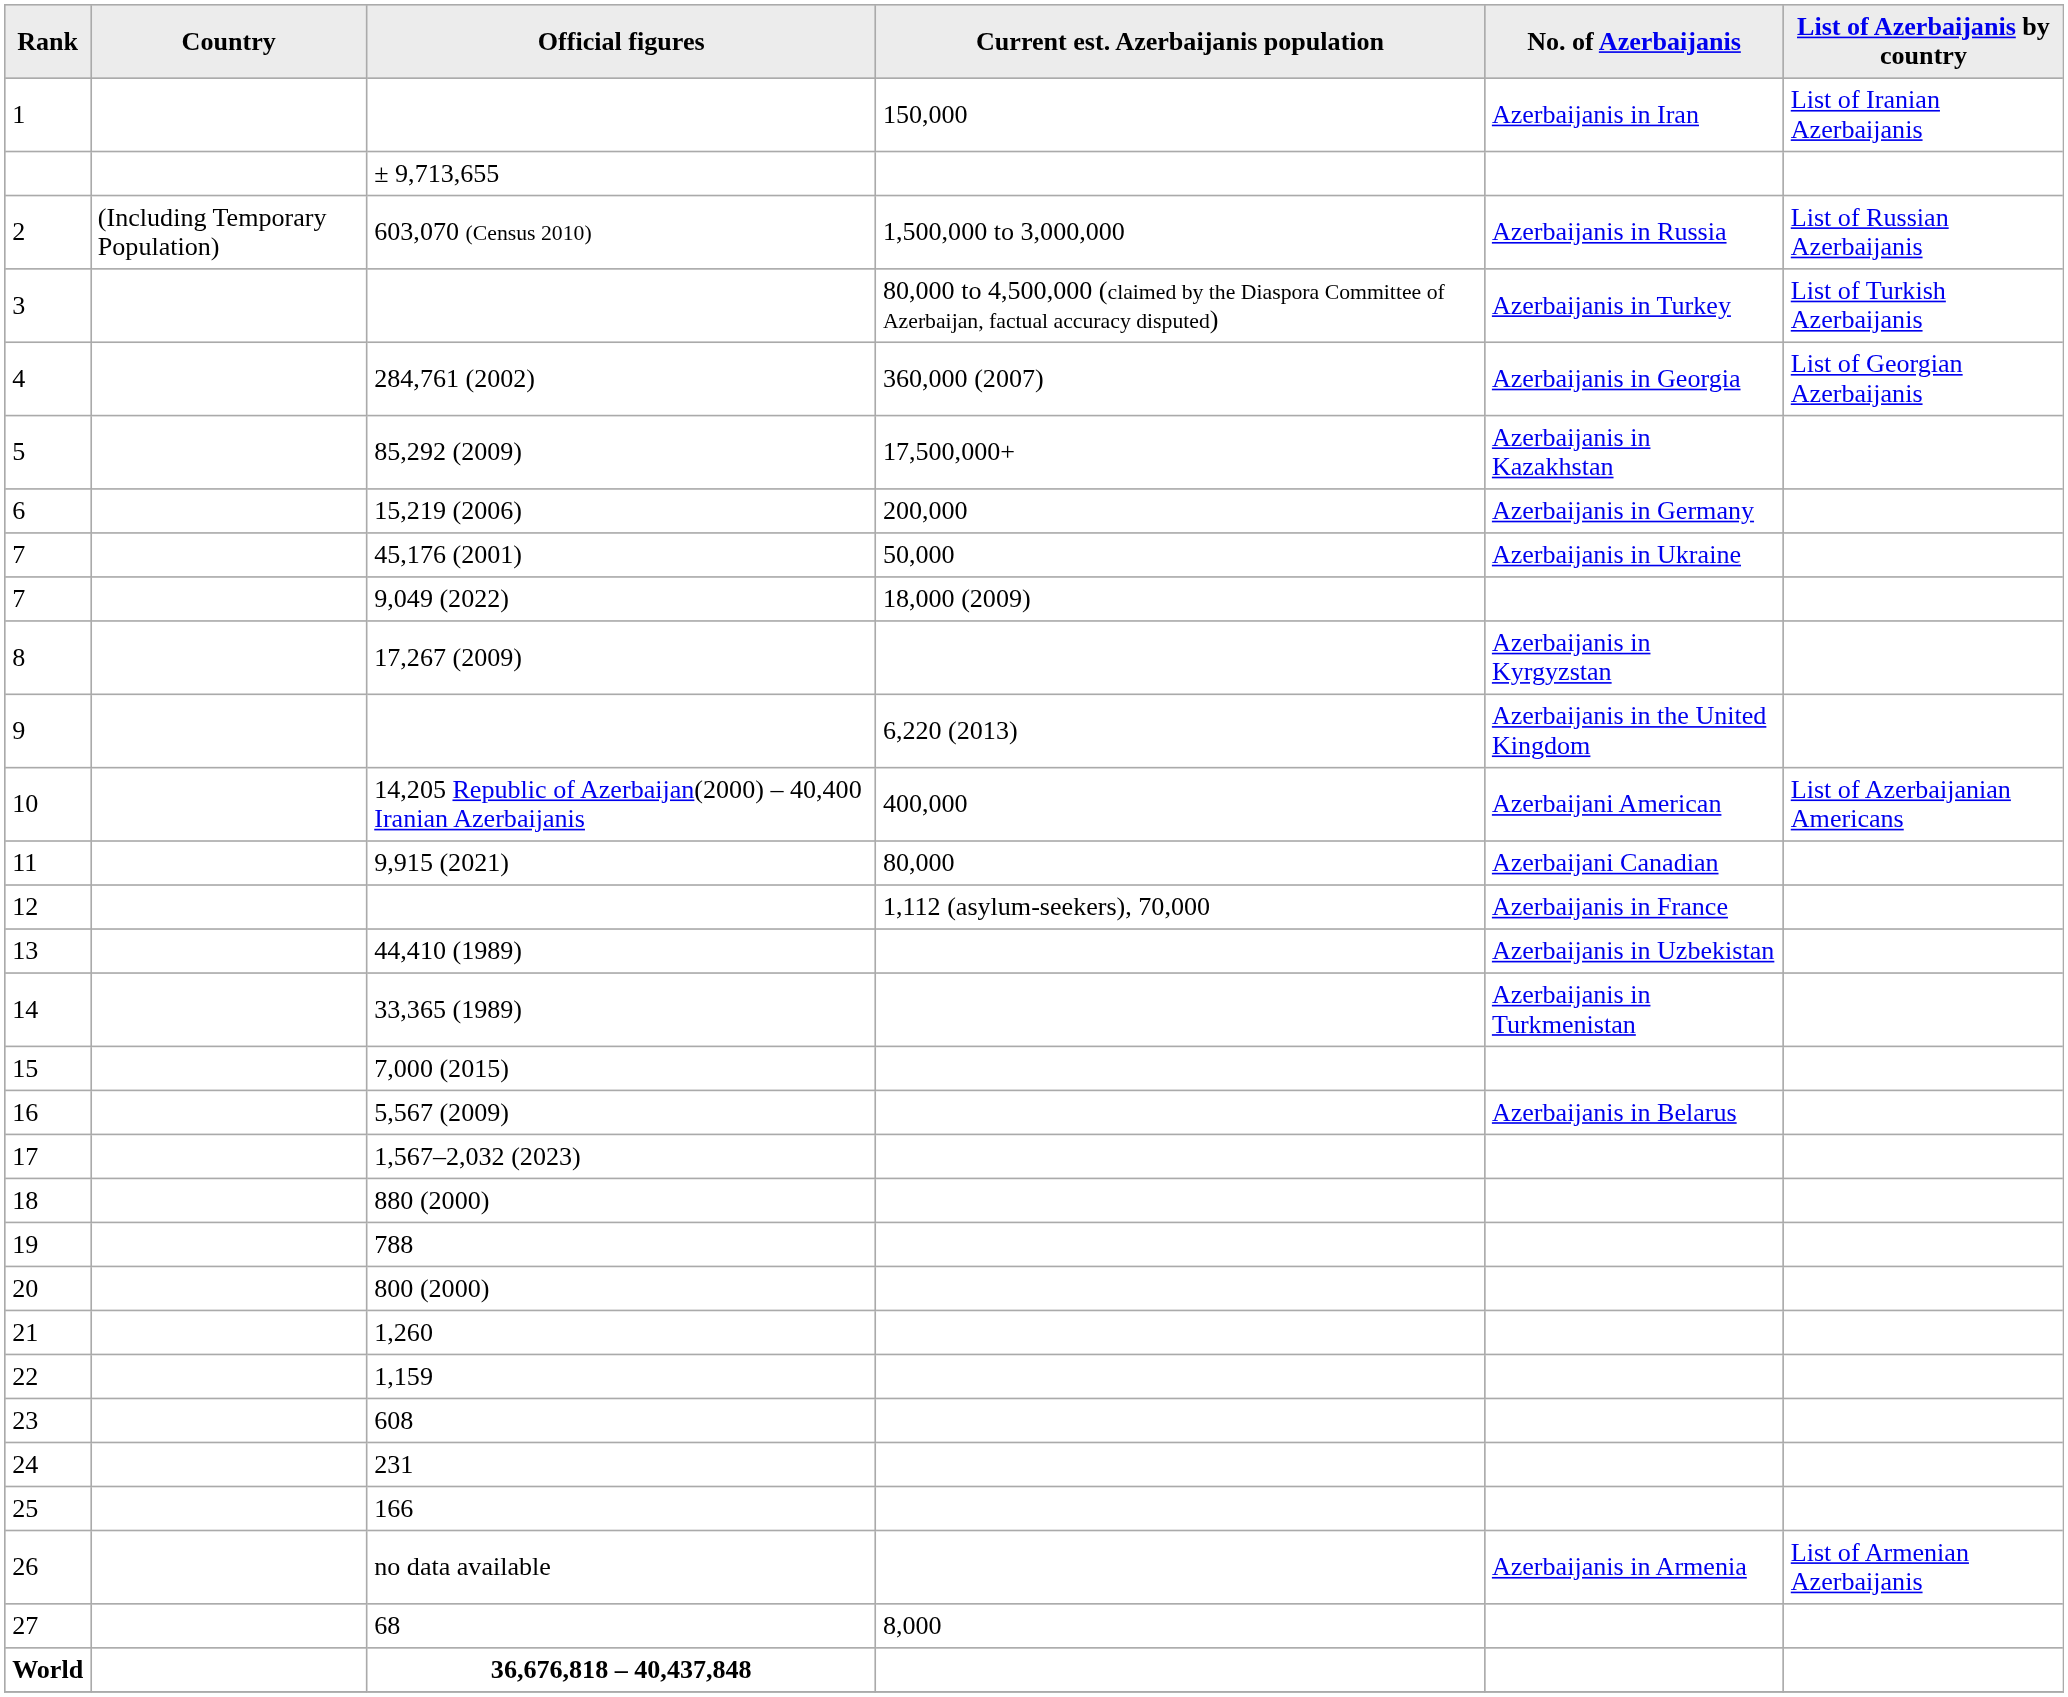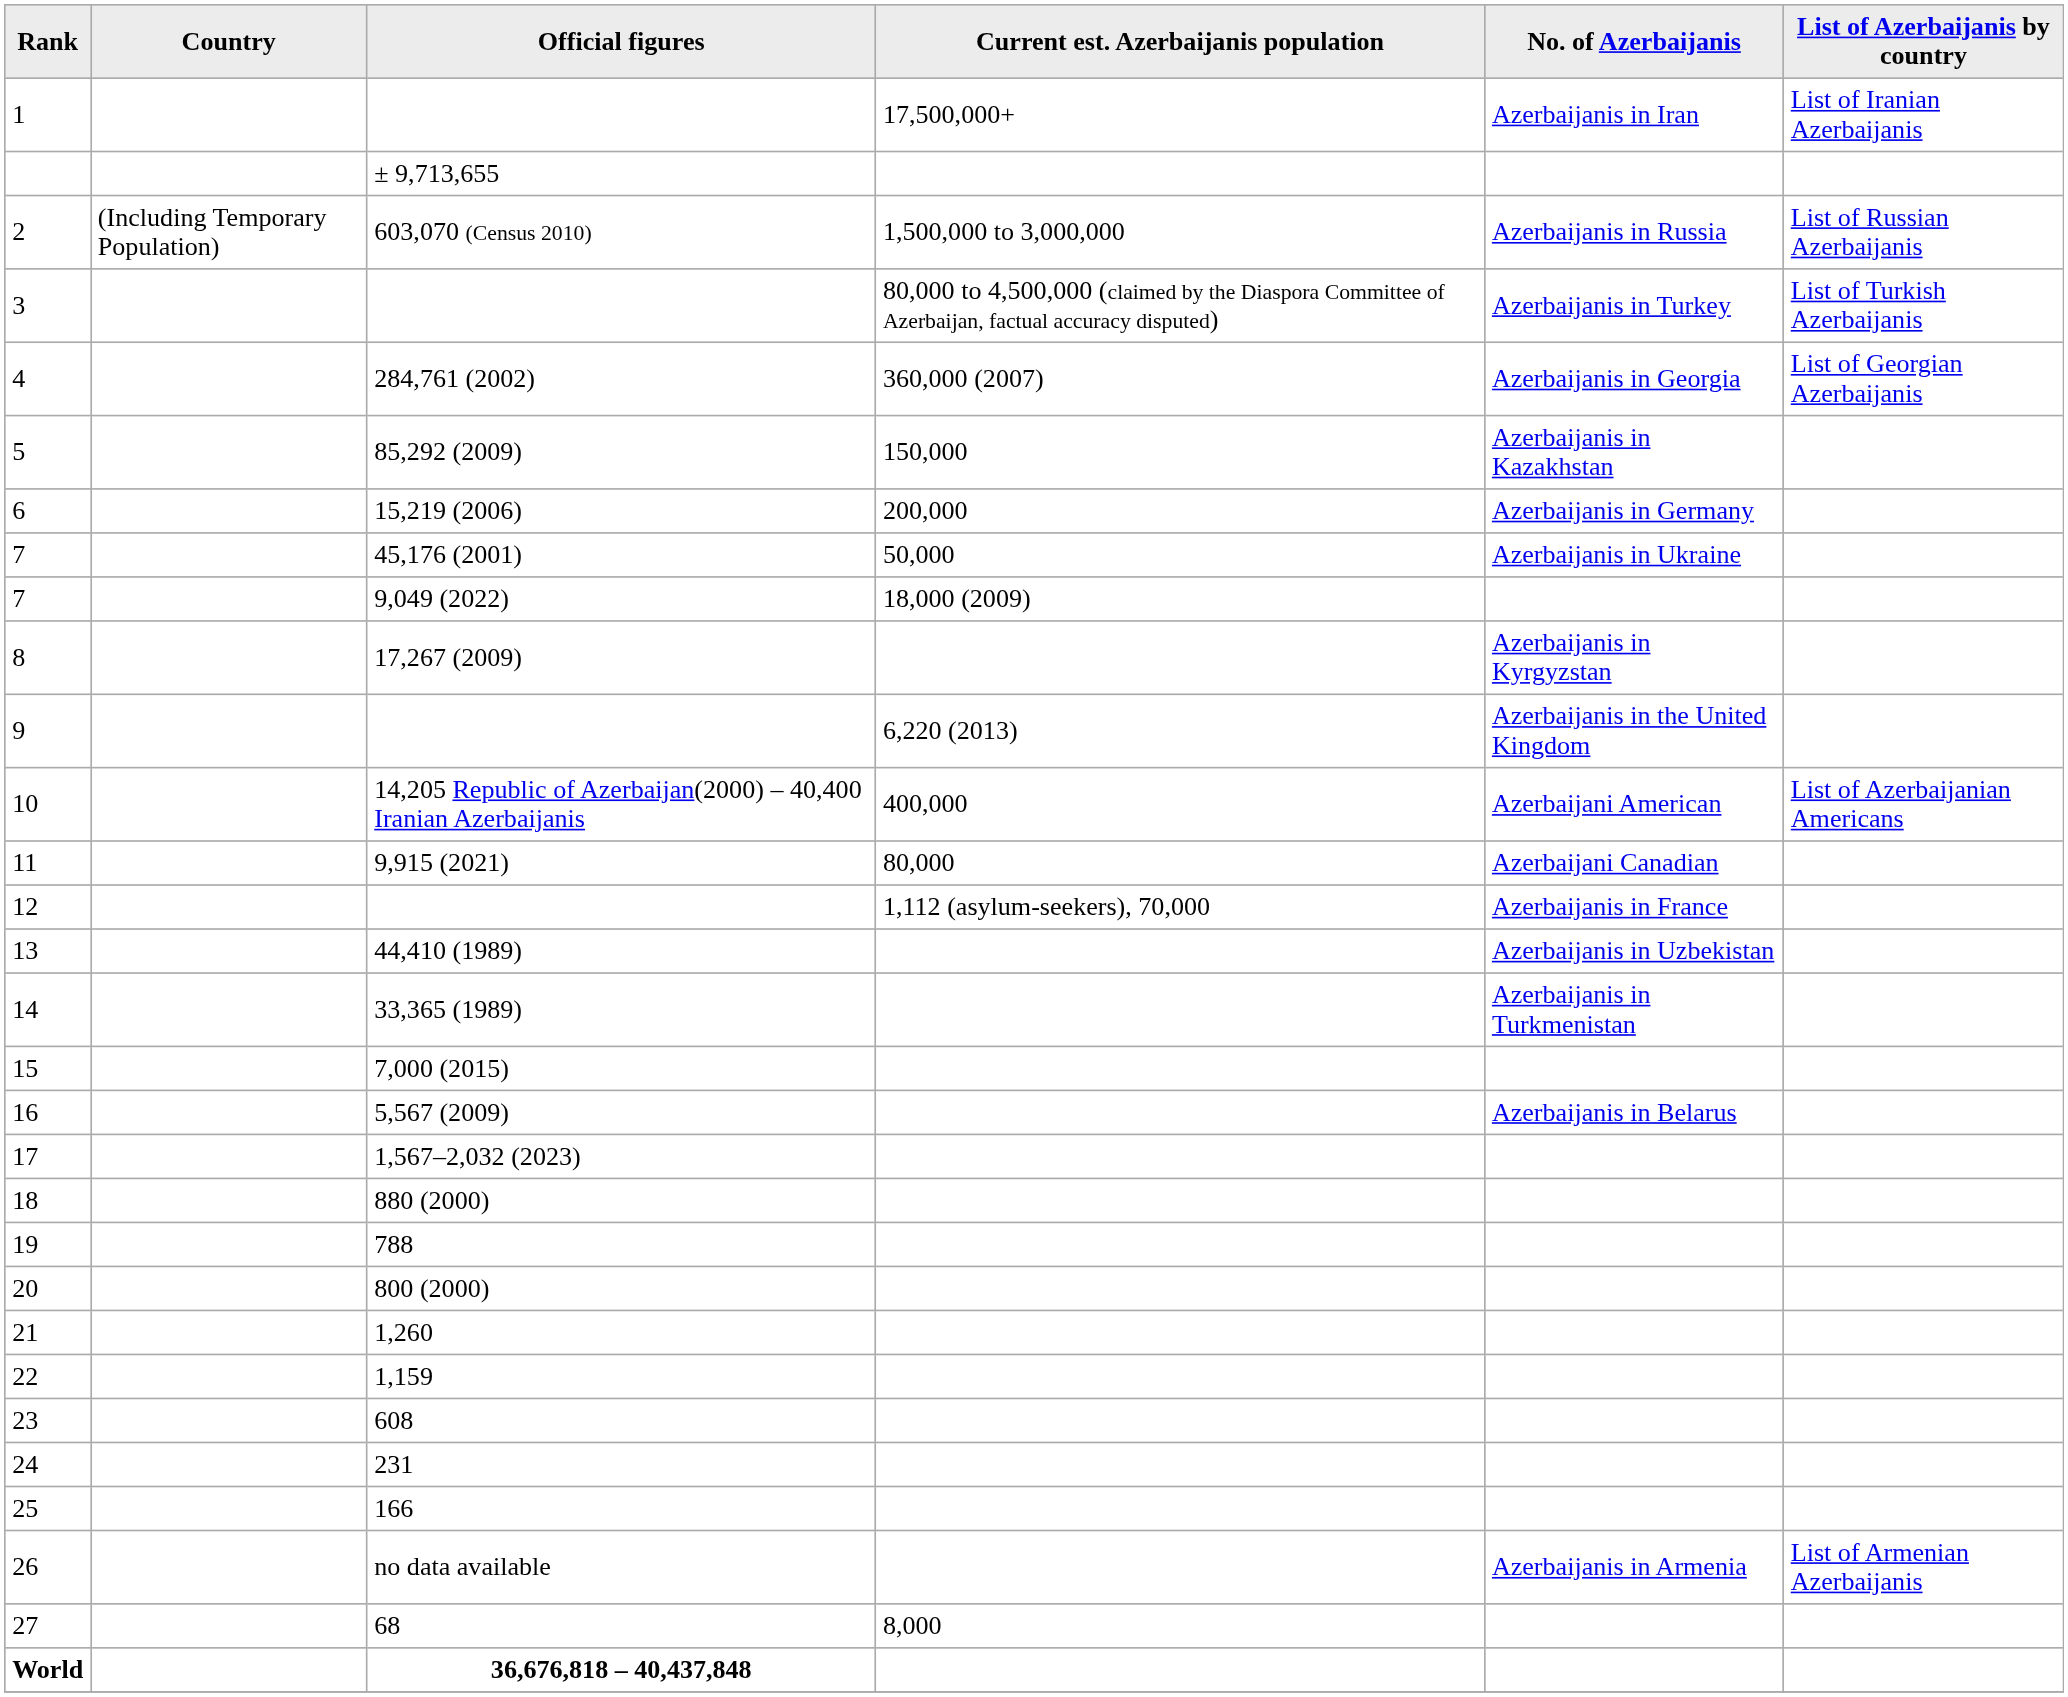(925, 114) 150,000 -> (949, 114) 17,500,000+
(949, 451) 17,500,000+ -> (925, 451) 150,000
